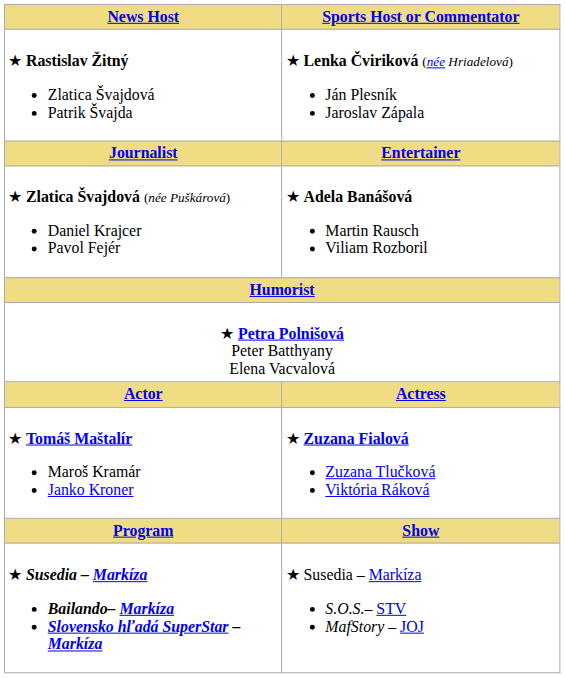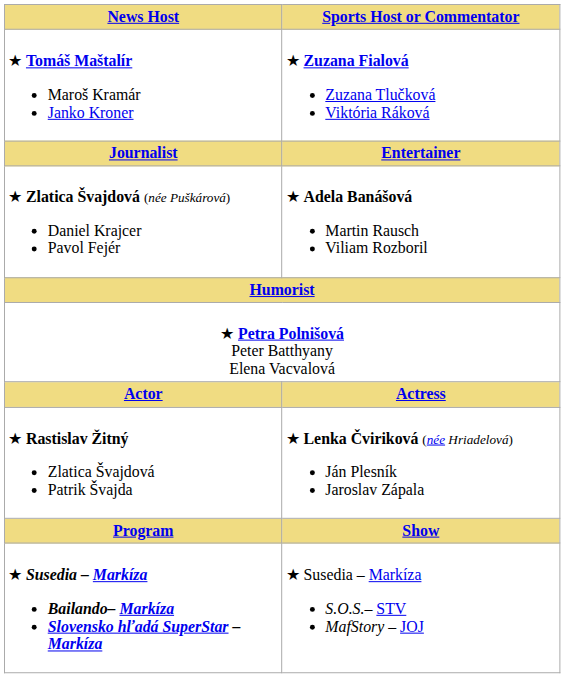rows swapped: (143, 87) <-> (143, 464)
